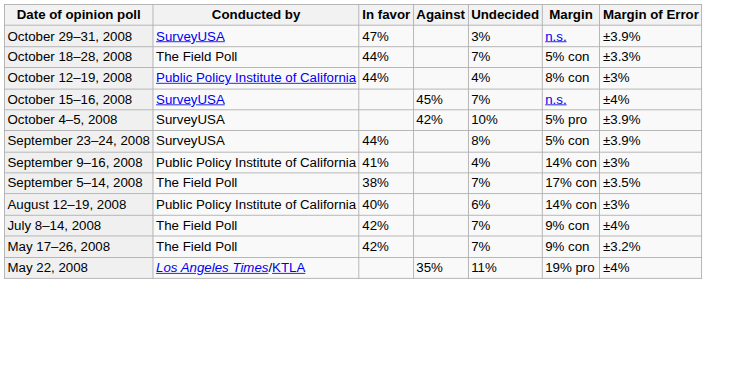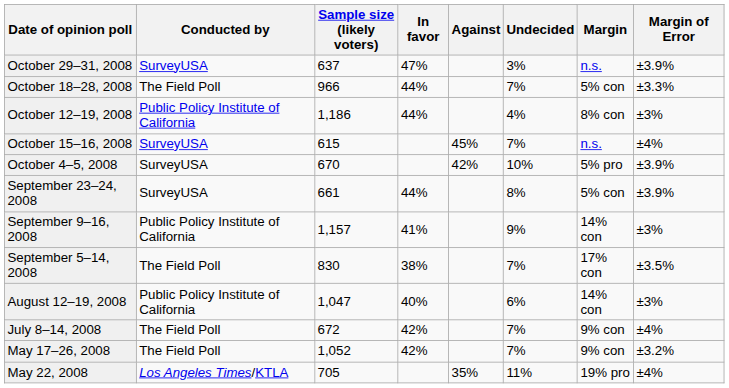+ column: (356, 29)
(481, 162) 4% -> (516, 229) 9%
